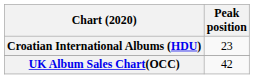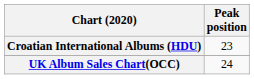(227, 64) 42 -> (227, 64) 24
